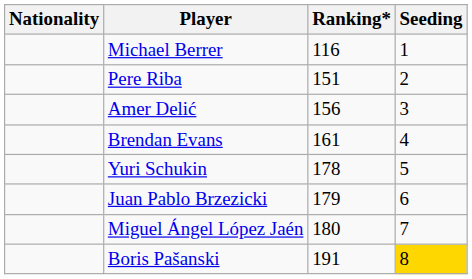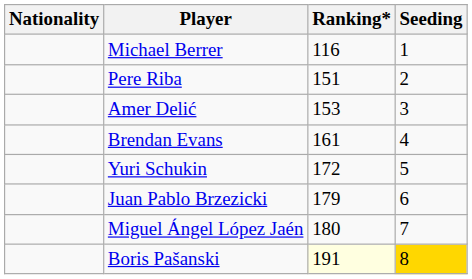(326, 109) 156 -> (326, 109) 153
(326, 169) 178 -> (326, 169) 172
(326, 259) no background -> (326, 259) lightyellow background
